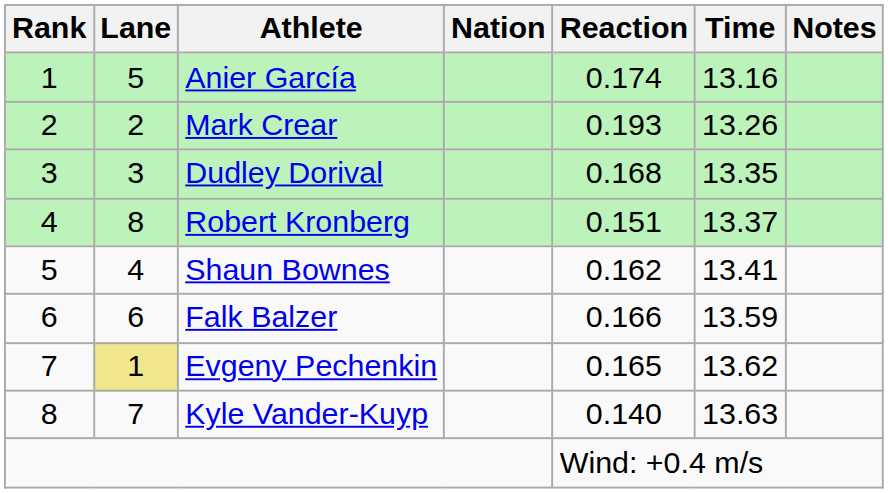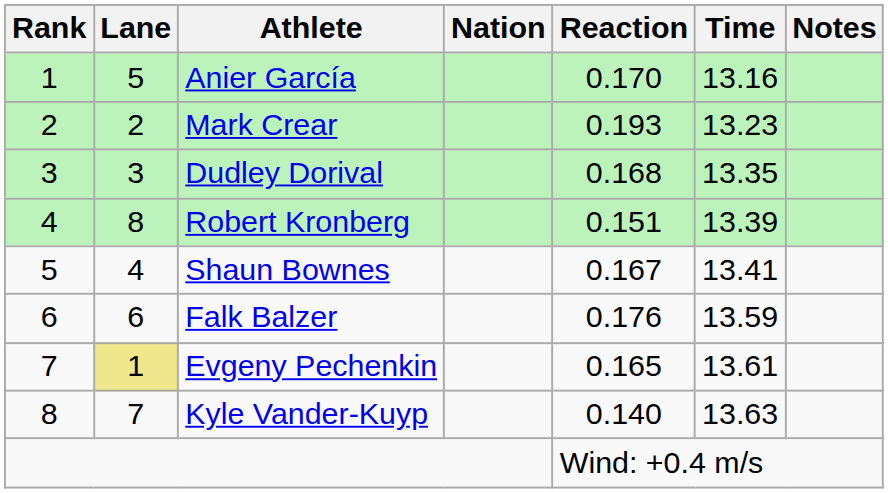(624, 76) 0.174 -> (624, 76) 0.170
(740, 125) 13.26 -> (740, 125) 13.23
(740, 221) 13.37 -> (740, 221) 13.39
(624, 269) 0.162 -> (624, 269) 0.167
(624, 317) 0.166 -> (624, 317) 0.176
(740, 366) 13.62 -> (740, 366) 13.61
